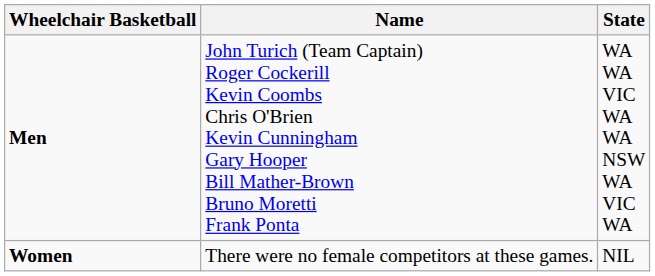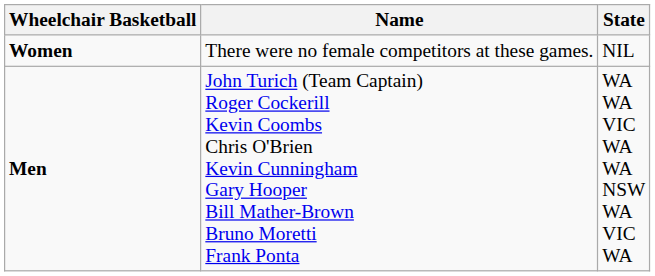rows swapped: (28, 137) <-> (41, 255)
